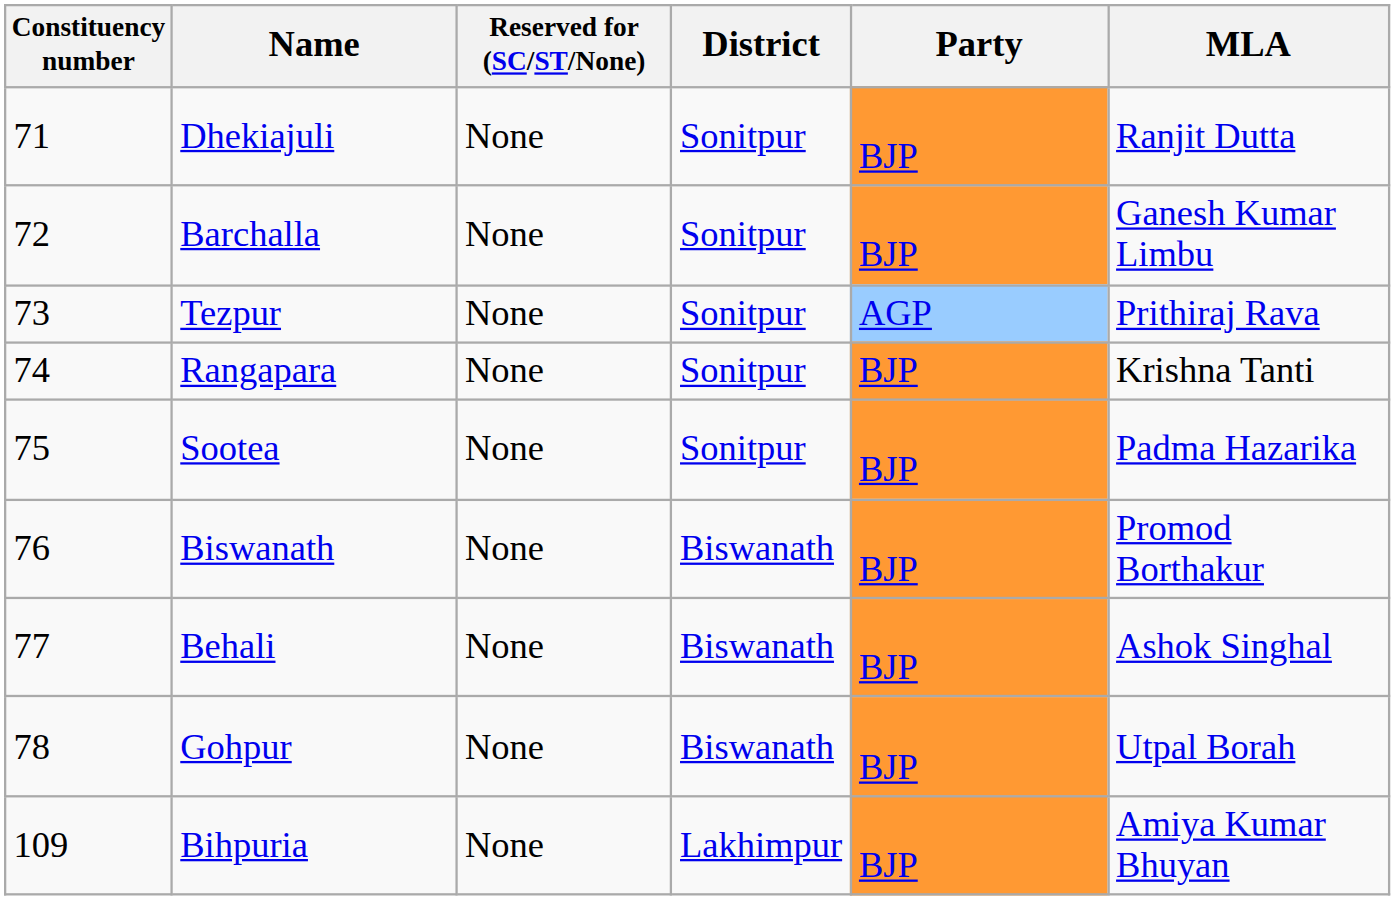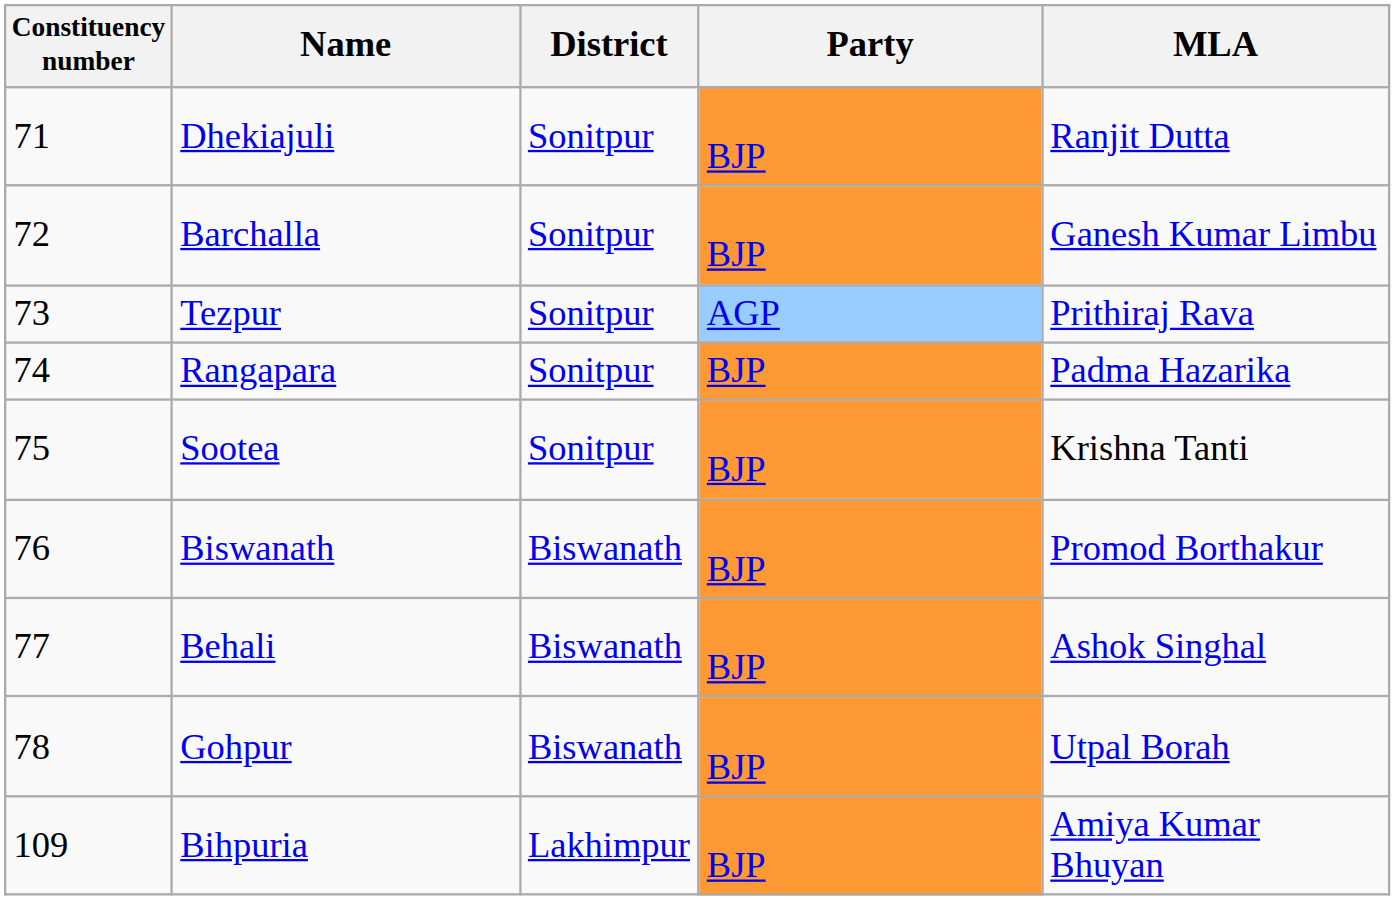- column: (564, 45)
(1215, 370) Krishna Tanti -> (1170, 370) Padma Hazarika
(1236, 449) Padma Hazarika -> (1150, 449) Krishna Tanti
